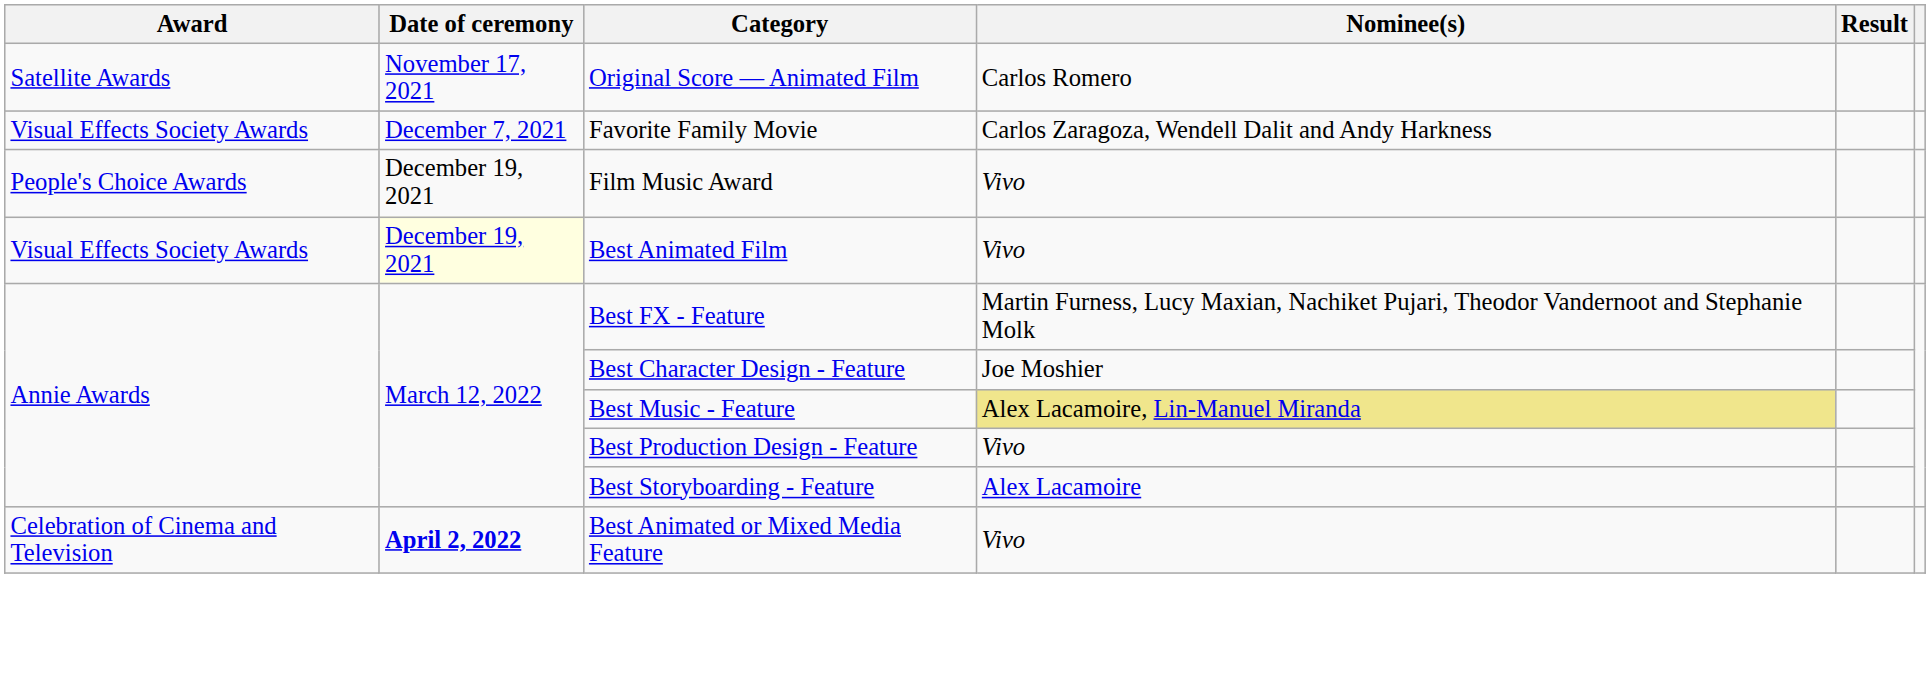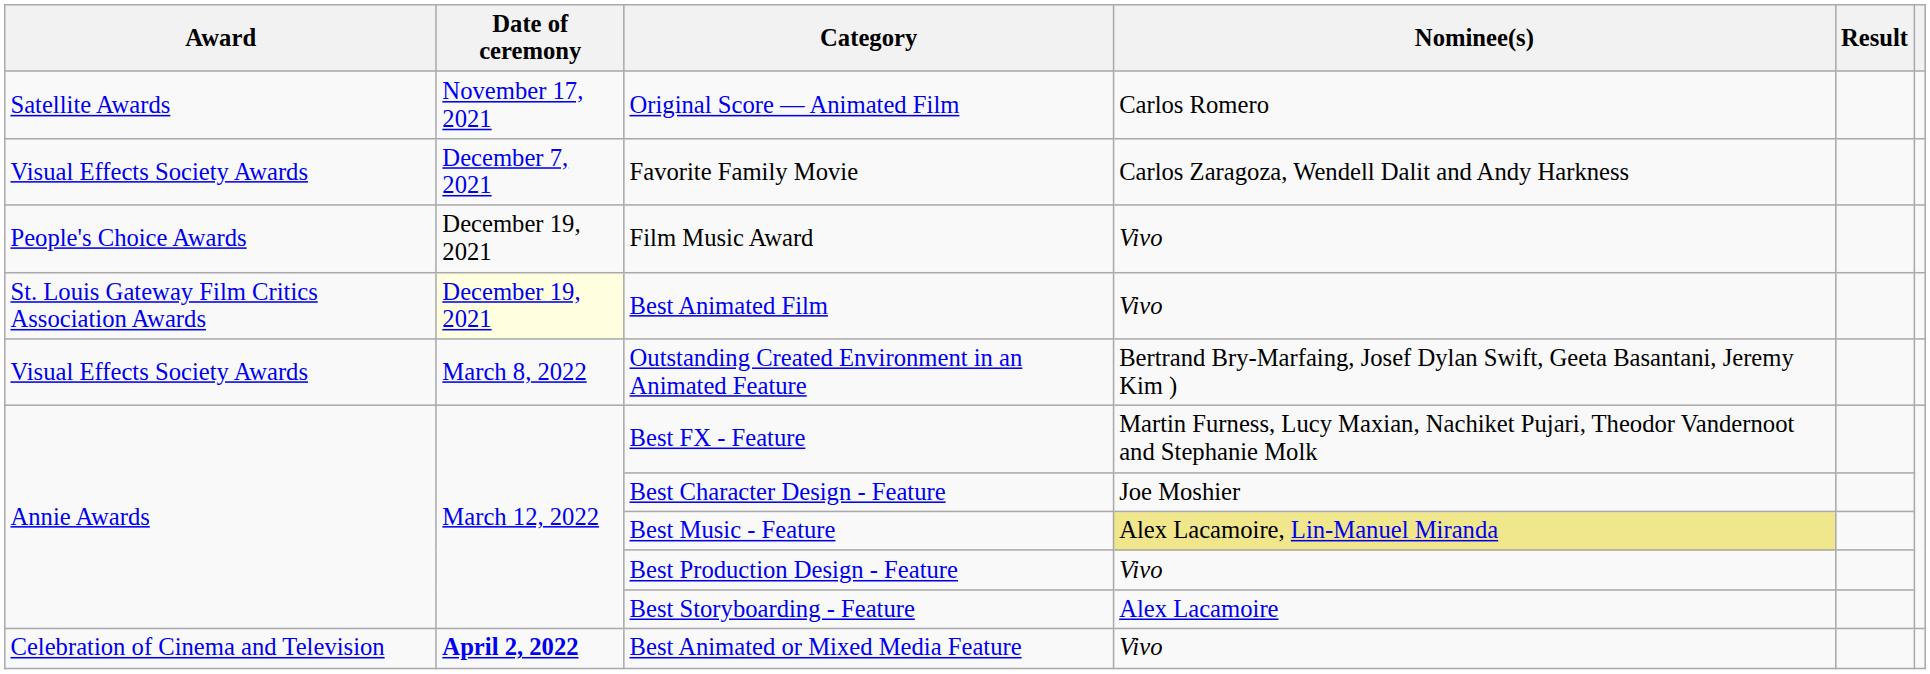(159, 249) Visual Effects Society Awards -> (164, 305) St. Louis Gateway Film Critics Association Awards
+ row: (826, 371)
